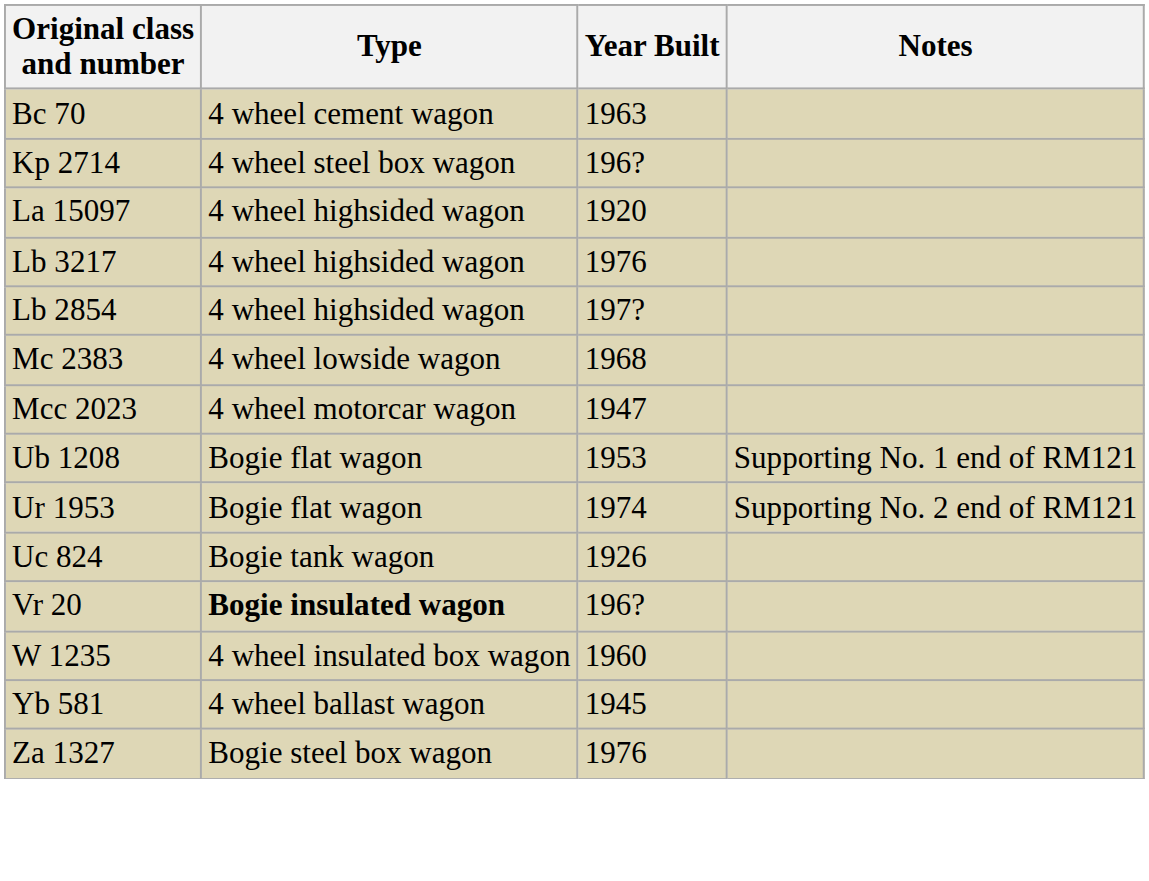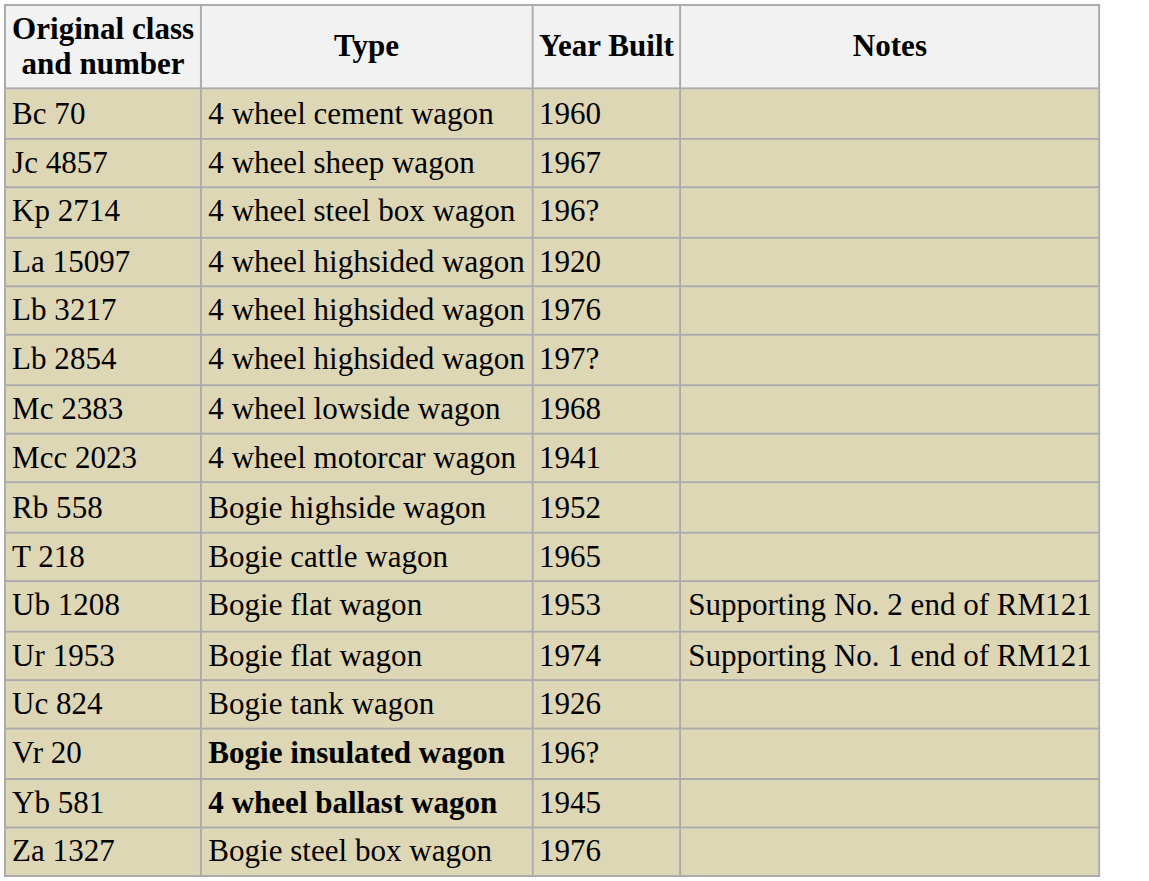(616, 113) 1963 -> (570, 113) 1960
+ row: (60, 162)
(616, 408) 1947 -> (570, 457) 1941
+ row: (57, 507)
+ row: (48, 556)
(936, 457) Supporting No. 1 end of RM121 -> (890, 605) Supporting No. 2 end of RM121
(936, 507) Supporting No. 2 end of RM121 -> (890, 654) Supporting No. 1 end of RM121
- row: (61, 654)
(347, 703) normal -> (353, 802) bold
